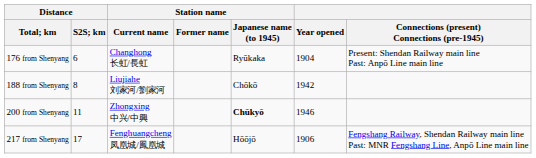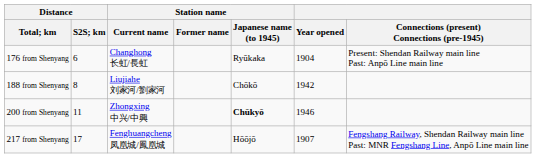(305, 139) 1906 -> (305, 139) 1907
